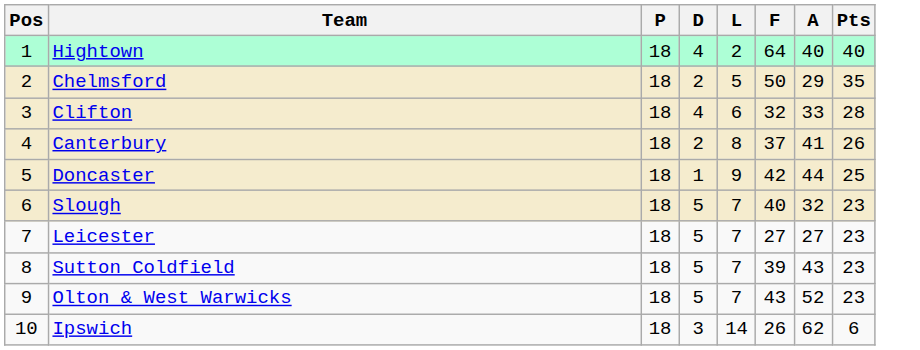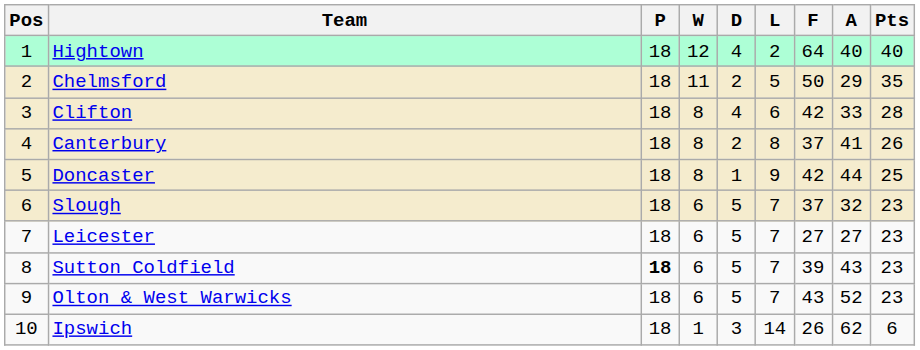+ column: (698, 20)
(775, 113) 32 -> (813, 113) 42
(775, 206) 40 -> (813, 206) 37
(660, 268) normal -> (660, 268) bold
